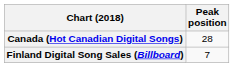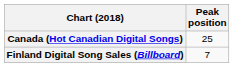(207, 39) 28 -> (207, 39) 25
